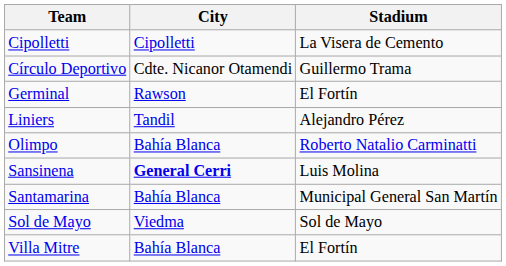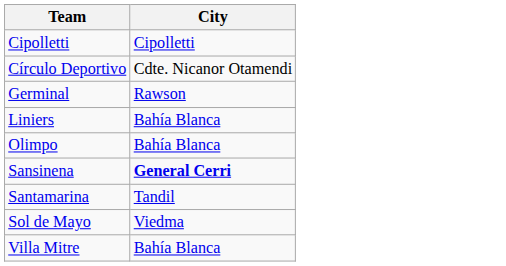- column: (399, 17)
(154, 119) Tandil -> (177, 119) Bahía Blanca
(177, 196) Bahía Blanca -> (154, 196) Tandil
